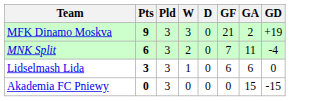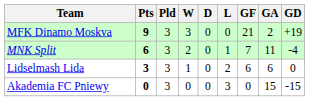+ column: (228, 13)
